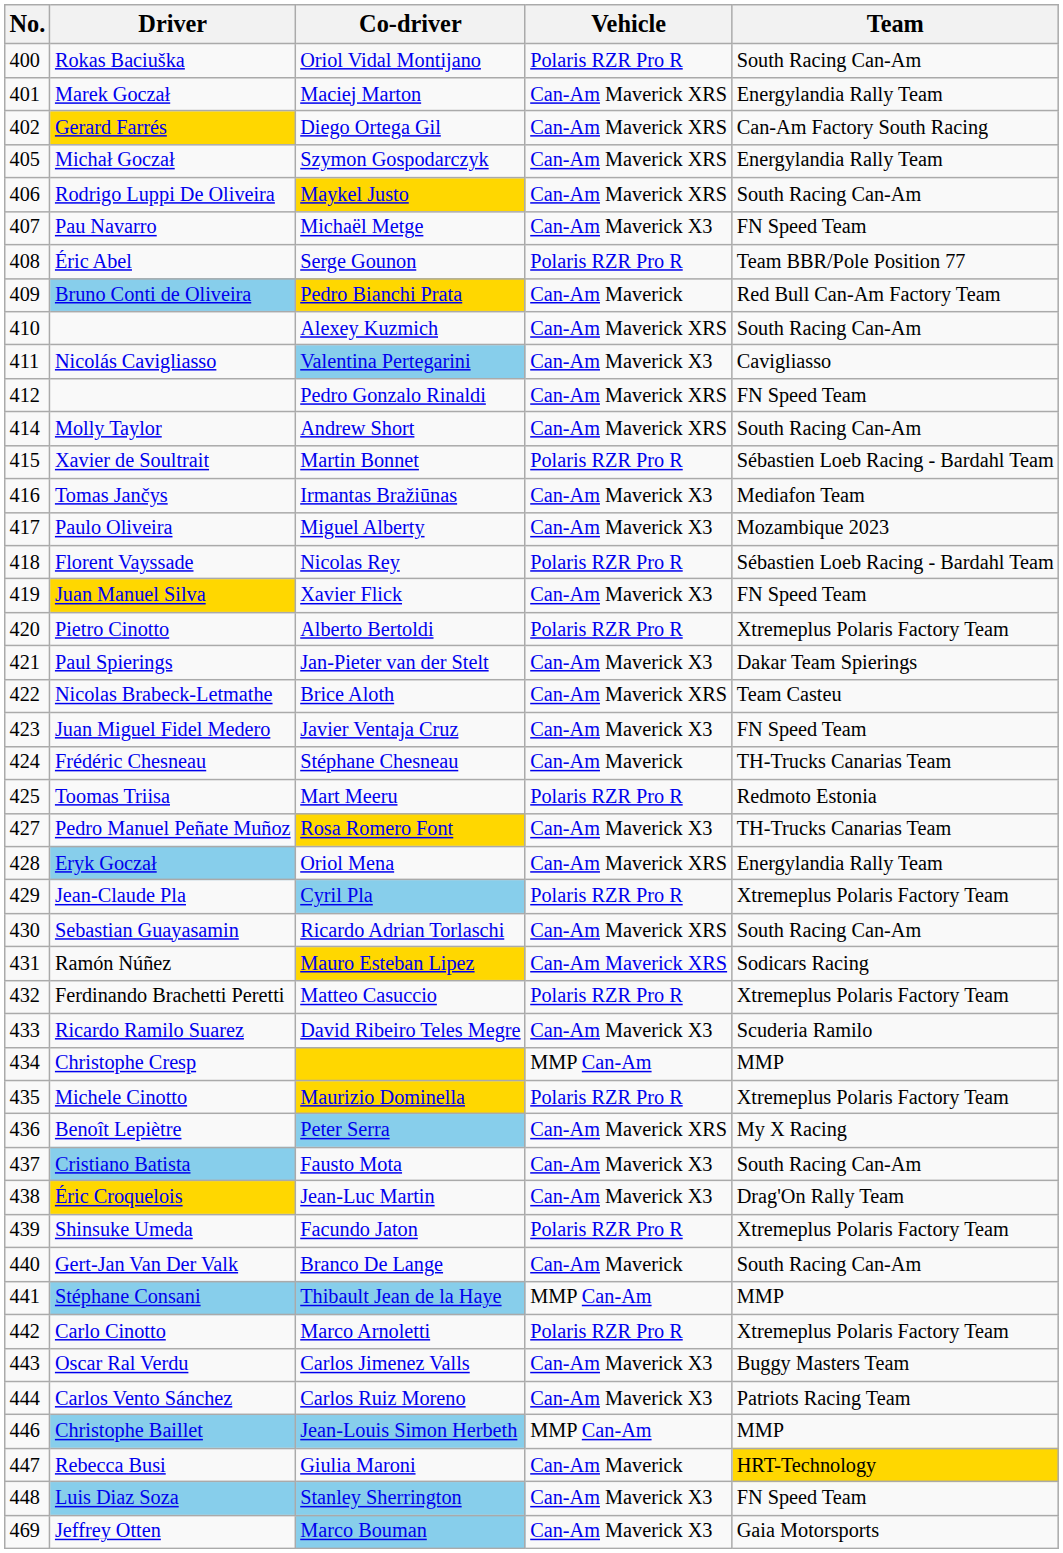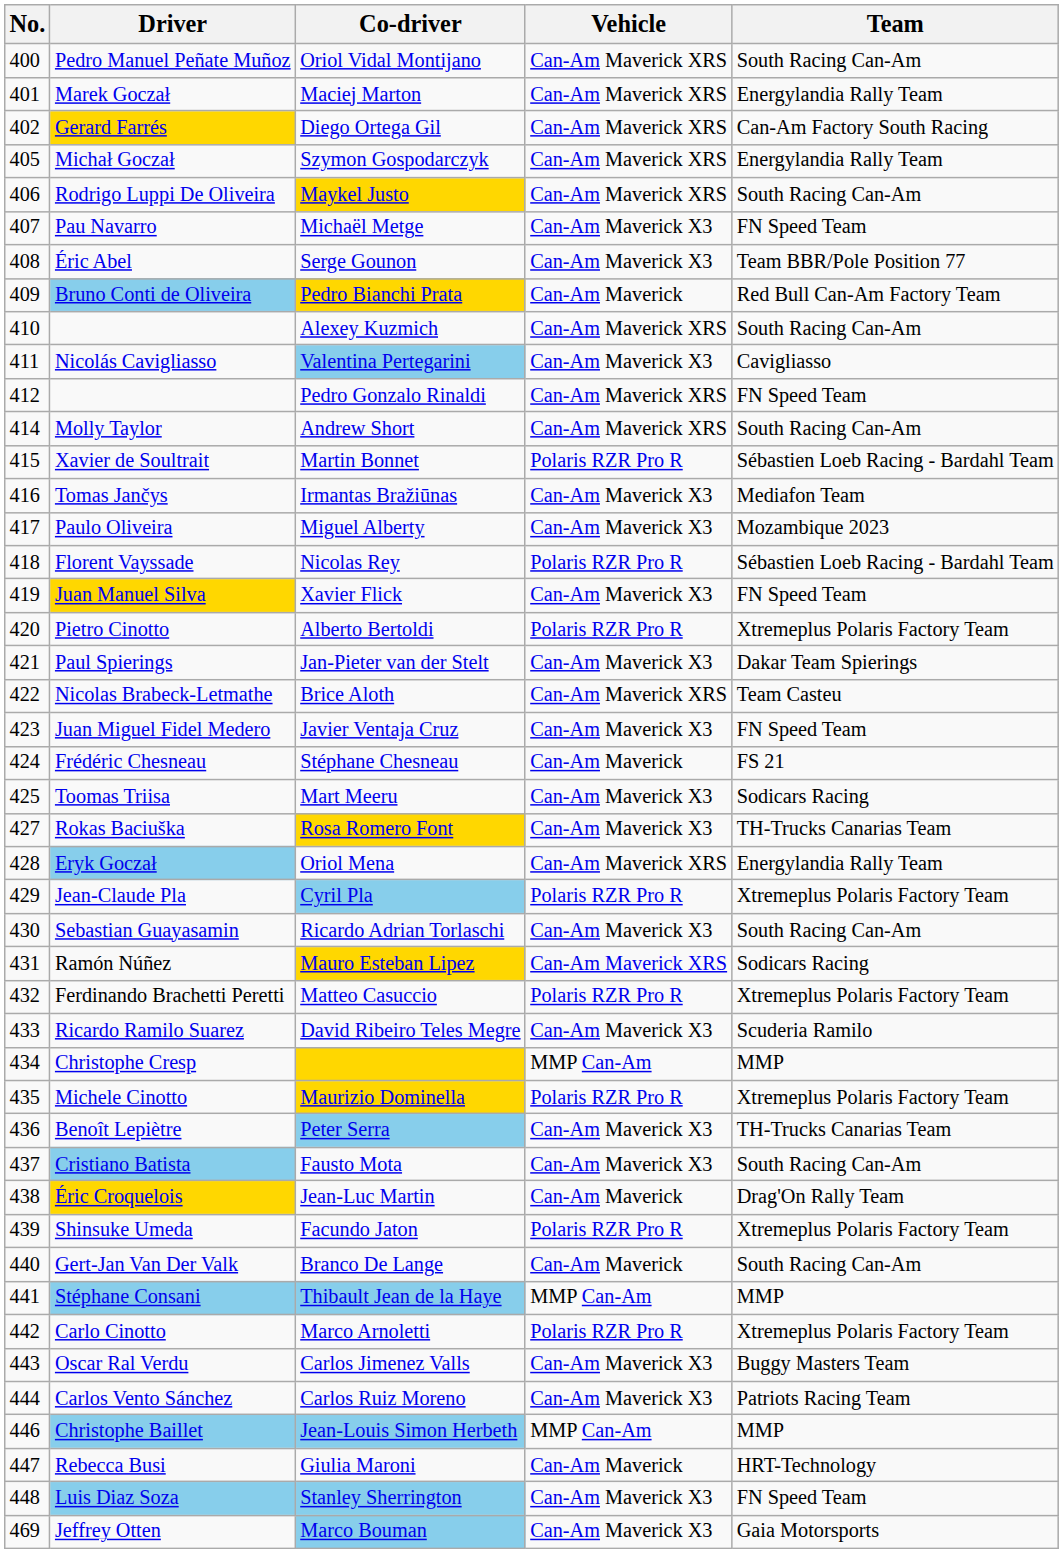(120, 60) Rokas Baciuška -> (173, 60) Pedro Manuel Peñate Muñoz
(606, 60) Polaris RZR Pro R -> (629, 60) Can-Am Maverick XRS
(606, 260) Polaris RZR Pro R -> (621, 260) Can-Am Maverick X3
(844, 762) TH-Trucks Canarias Team -> (761, 762) FS 21
(606, 795) Polaris RZR Pro R -> (621, 795) Can-Am Maverick X3
(807, 795) Redmoto Estonia -> (803, 795) Sodicars Racing
(173, 829) Pedro Manuel Peñate Muñoz -> (120, 829) Rokas Baciuška
(629, 929) Can-Am Maverick XRS -> (621, 929) Can-Am Maverick X3
(629, 1130) Can-Am Maverick XRS -> (621, 1130) Can-Am Maverick X3
(792, 1130) My X Racing -> (844, 1130) TH-Trucks Canarias Team
(621, 1196) Can-Am Maverick X3 -> (606, 1196) Can-Am Maverick
(806, 1464) gold background -> (806, 1464) no background
